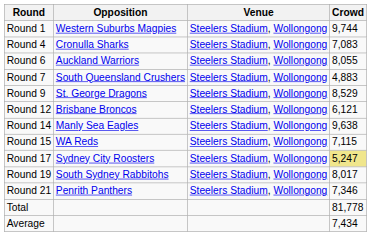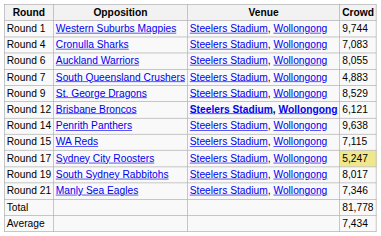(259, 110) normal -> (264, 110) bold
(97, 126) Manly Sea Eagles -> (94, 126) Penrith Panthers
(94, 191) Penrith Panthers -> (97, 191) Manly Sea Eagles
